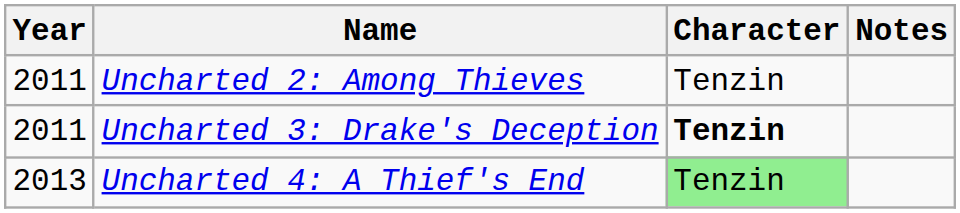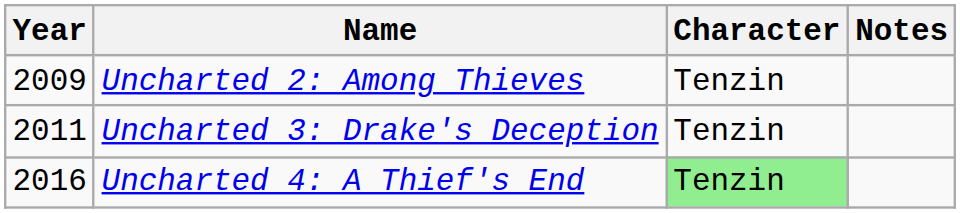(50, 81) 2011 -> (50, 81) 2009
(729, 131) bold -> (729, 131) normal
(50, 182) 2013 -> (50, 182) 2016
